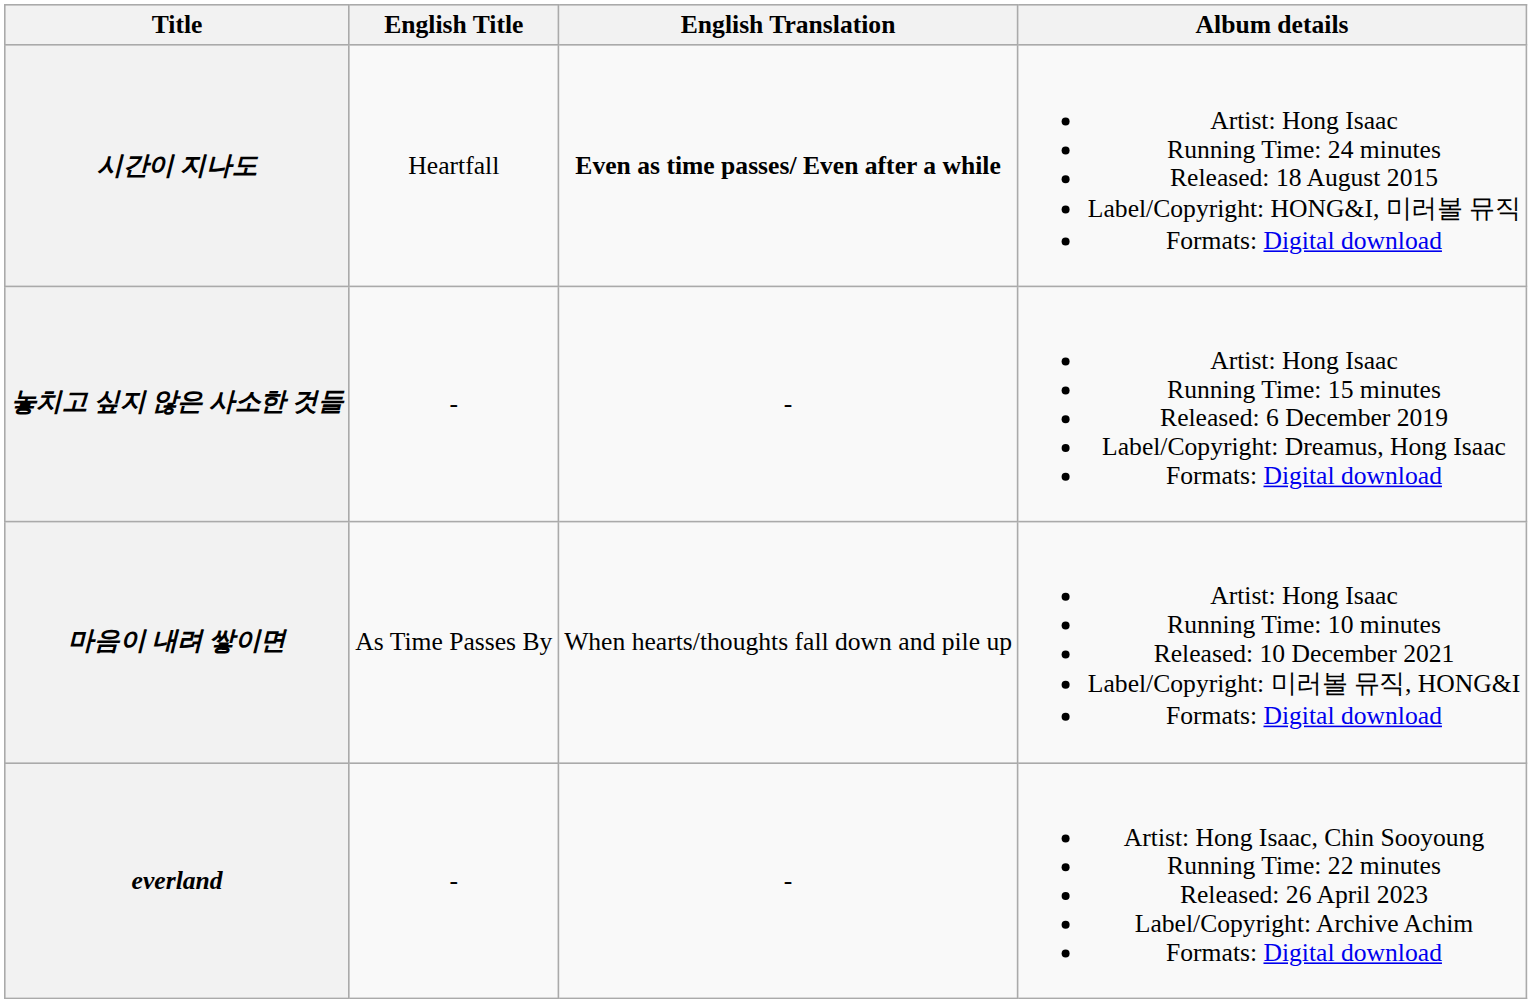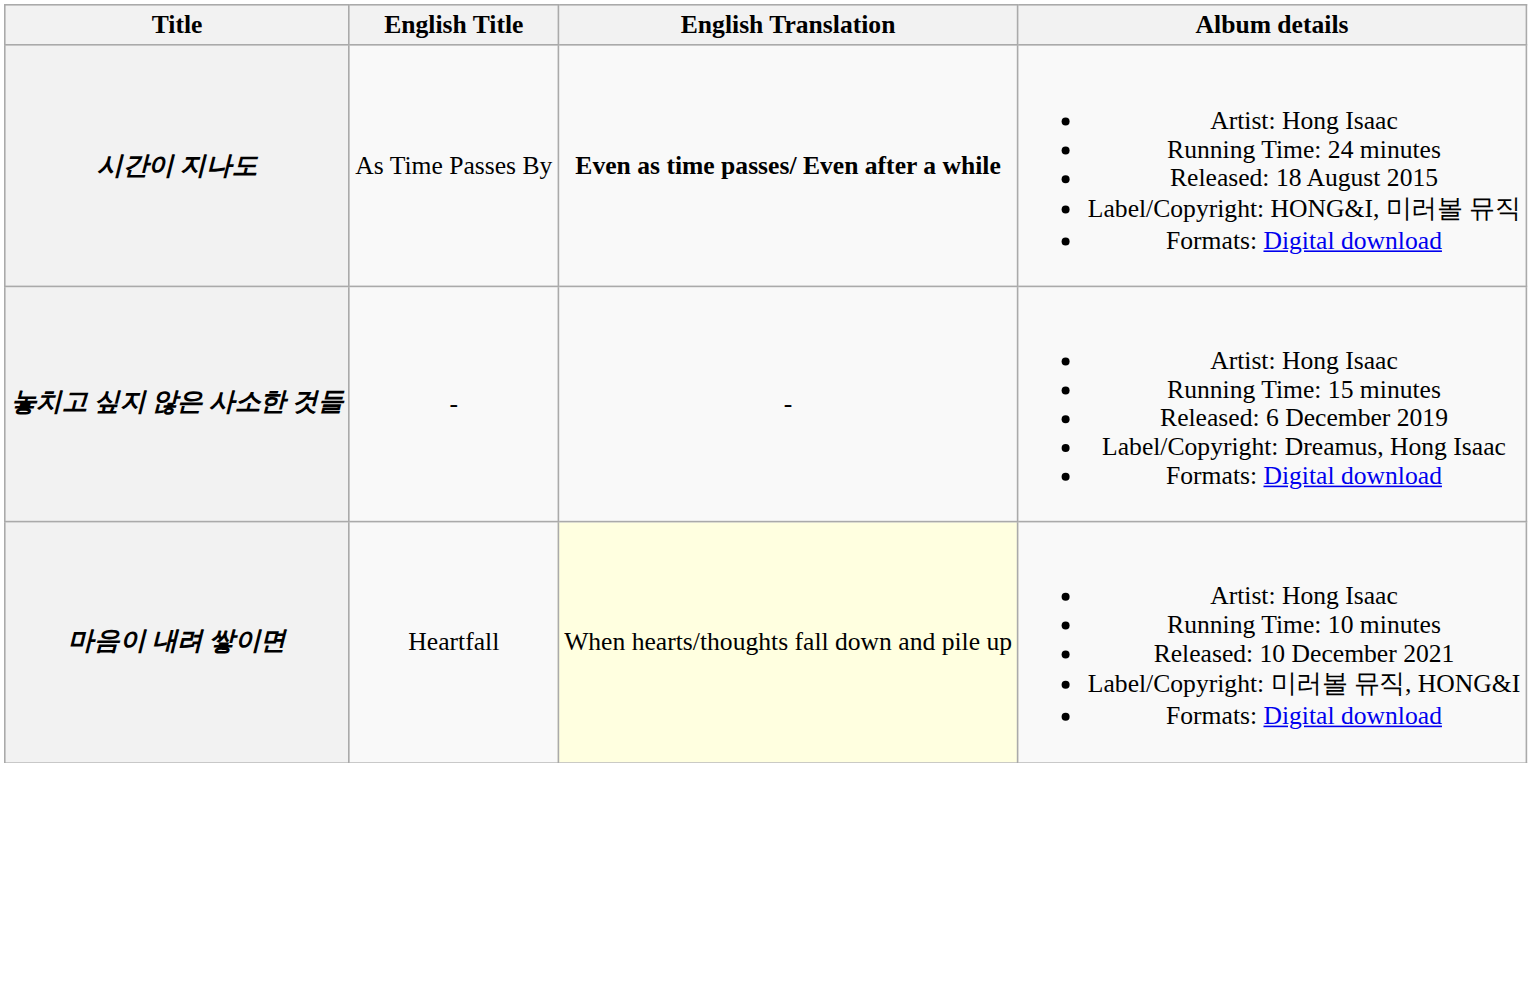(454, 165) Heartfall -> (454, 165) As Time Passes By
(454, 641) As Time Passes By -> (454, 641) Heartfall
(788, 641) no background -> (788, 641) lightyellow background
- row: (177, 880)
